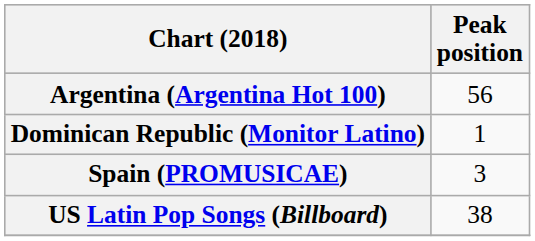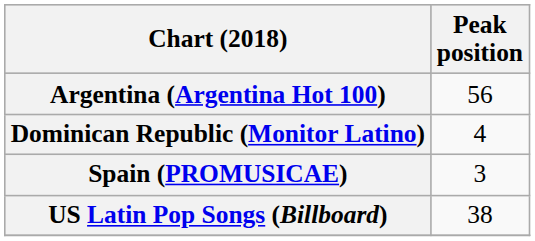(480, 133) 1 -> (480, 133) 4
